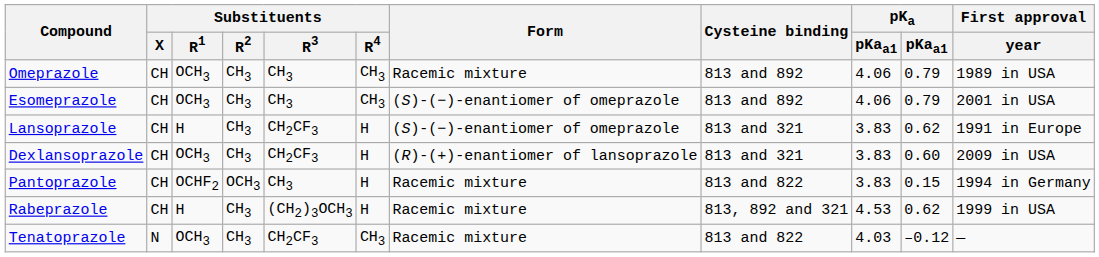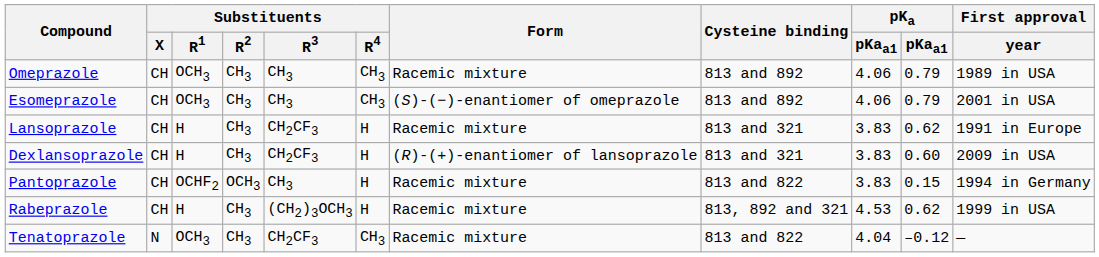(536, 128) (S)-(−)-enantiomer of omeprazole -> (460, 128) Racemic mixture
(193, 156) OCH3 -> (180, 156) H
(873, 238) 4.03 -> (873, 238) 4.04
